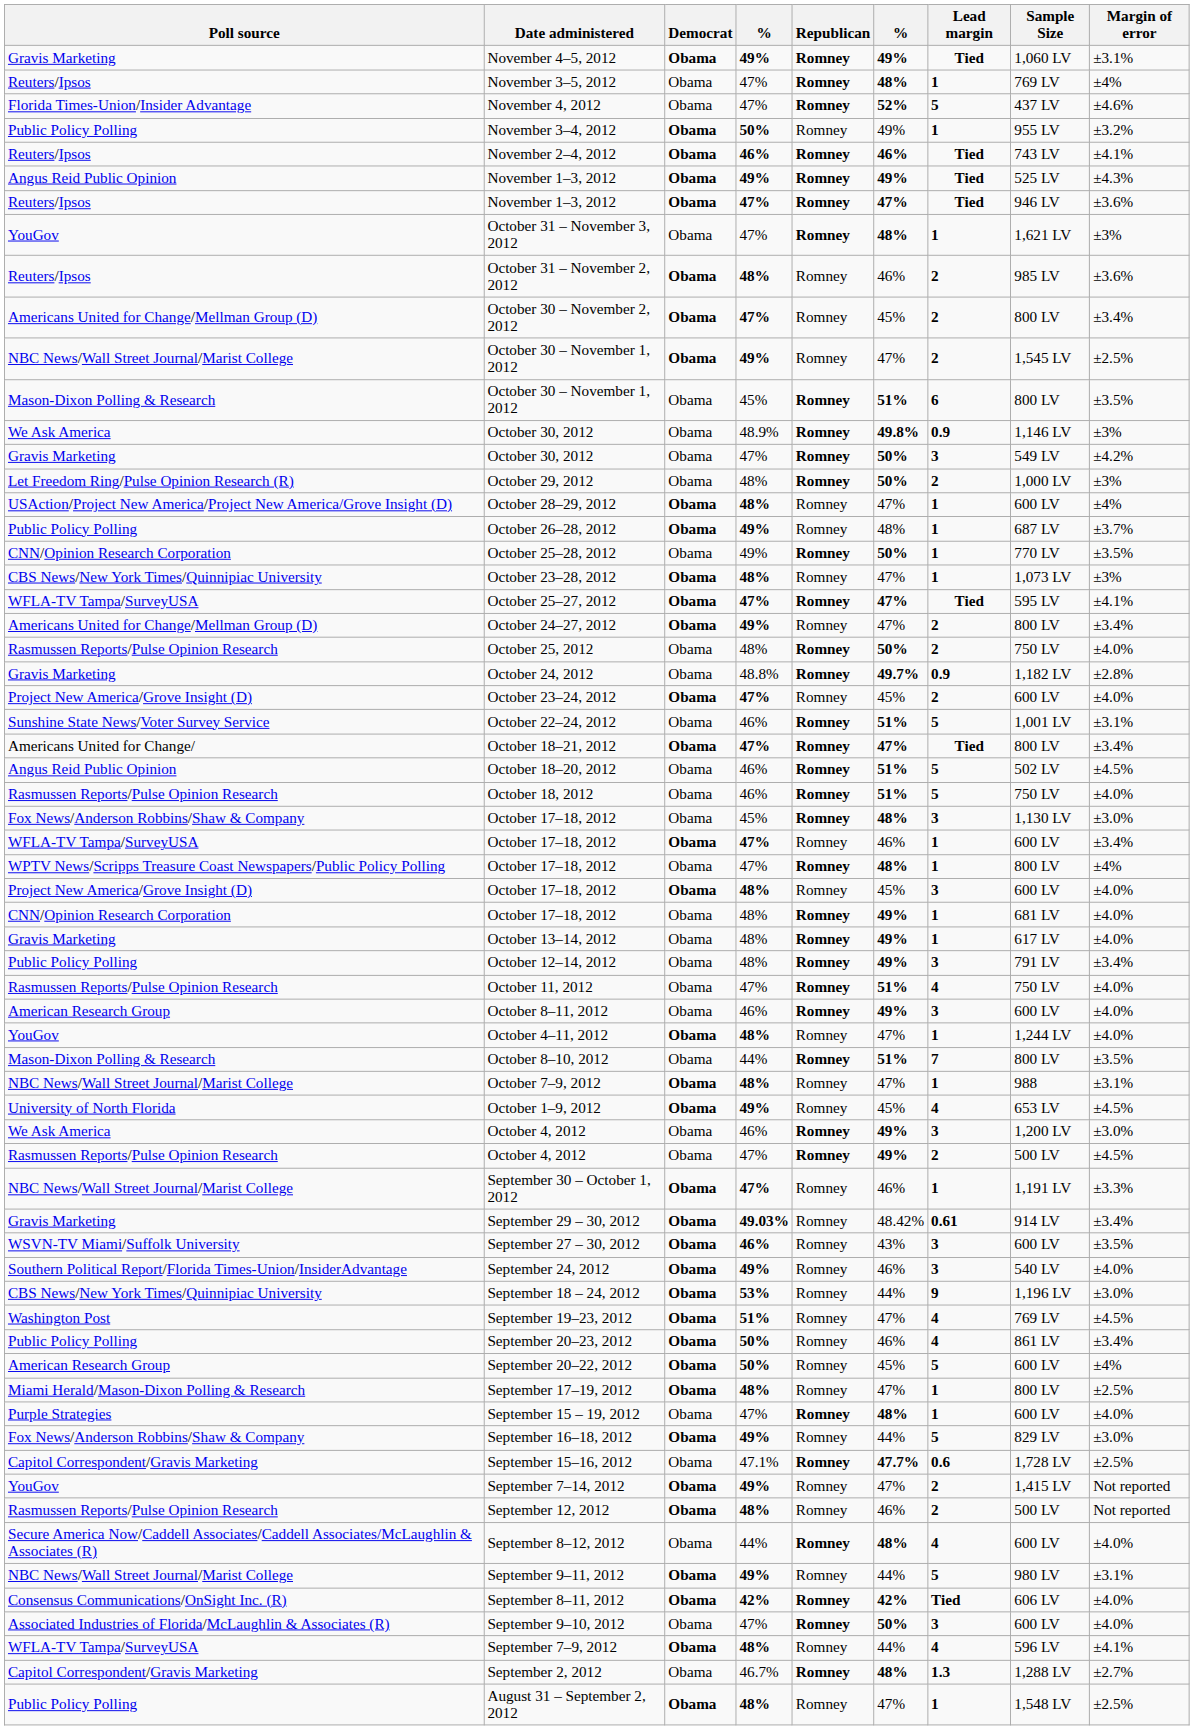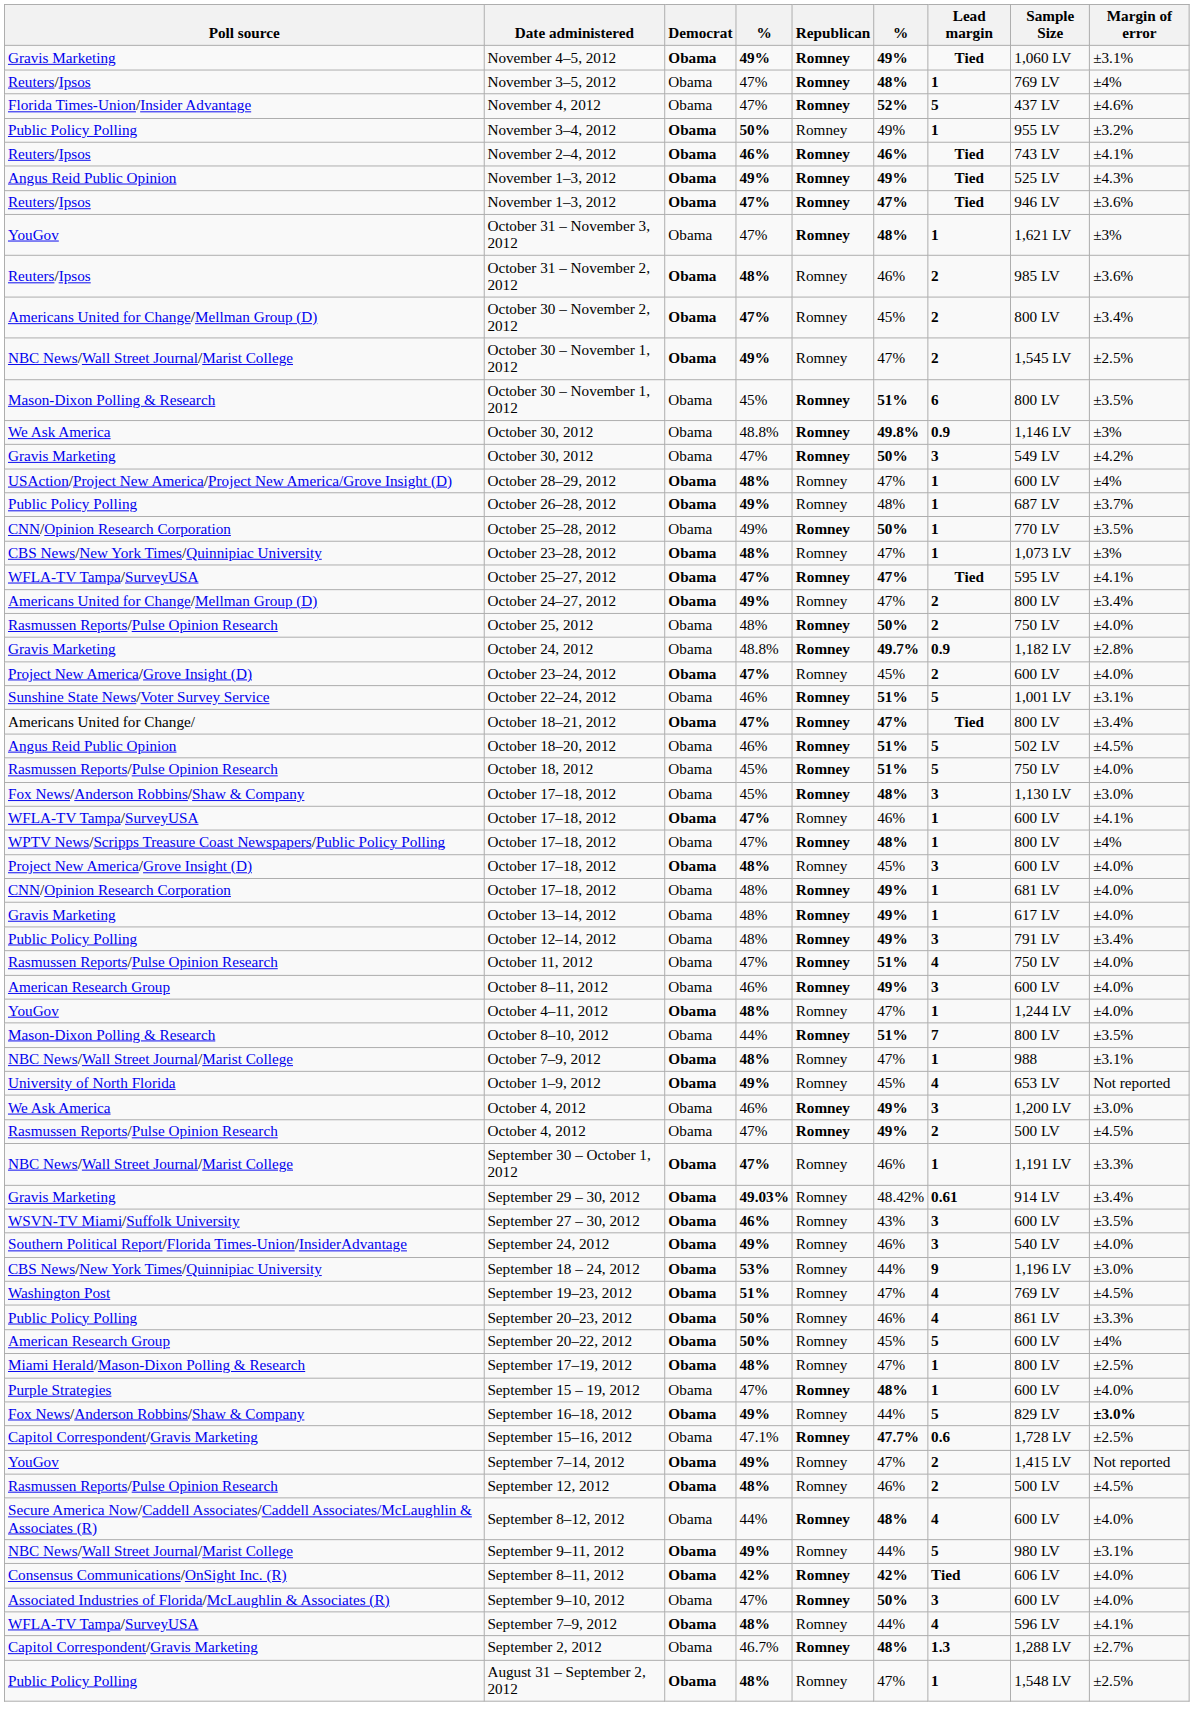(759, 432) 48.9% -> (759, 432) 48.8%
- row: (151, 480)
(753, 794) 46% -> (753, 770) 45%
(1113, 842) ±3.4% -> (1113, 818) ±4.1%
(1113, 1107) ±4.5% -> (1132, 1083) Not reported
(1113, 1341) ±3.4% -> (1113, 1317) ±3.3%
(1113, 1437) normal -> (1114, 1413) bold
(1132, 1510) Not reported -> (1113, 1486) ±4.5%
